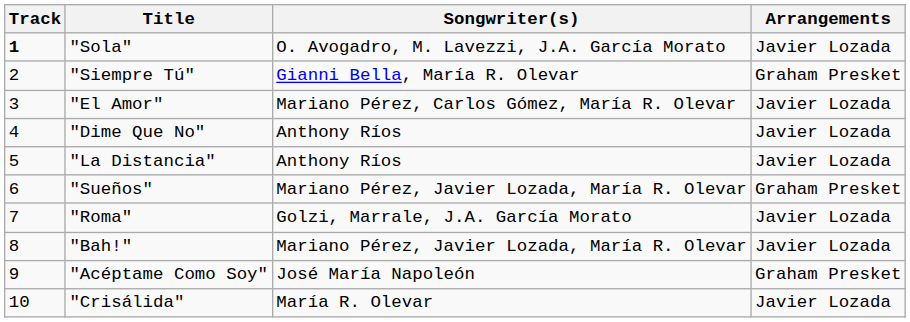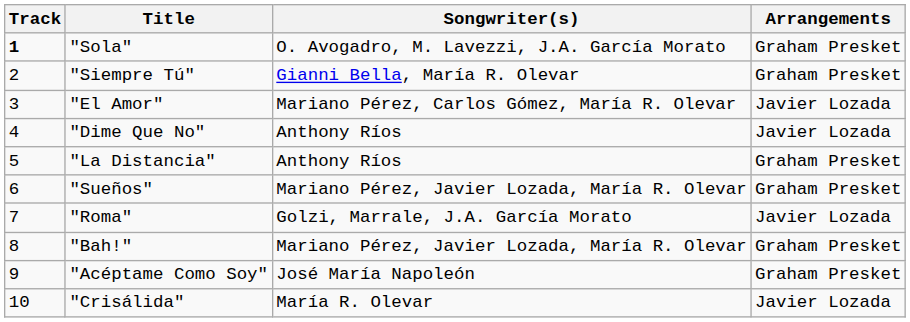(823, 47) Javier Lozada -> (828, 47) Graham Presket
(823, 161) Javier Lozada -> (828, 161) Graham Presket
(823, 246) Javier Lozada -> (828, 246) Graham Presket
